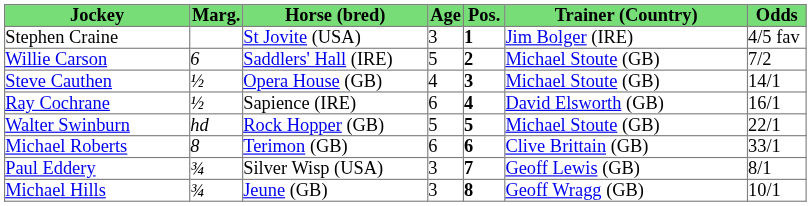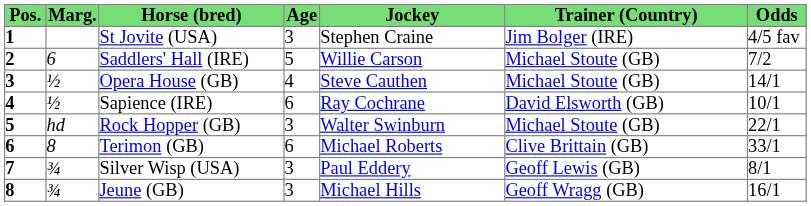columns swapped: (484, 15) <-> (97, 15)
(764, 102) 16/1 -> (764, 102) 10/1
(433, 124) 5 -> (289, 124) 3
(764, 190) 10/1 -> (764, 190) 16/1
